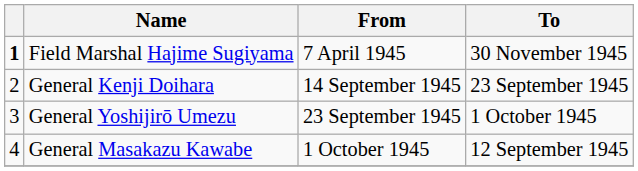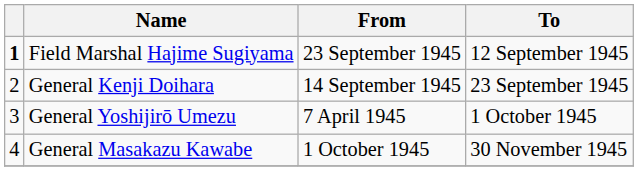(354, 52) 7 April 1945 -> (382, 52) 23 September 1945
(549, 52) 30 November 1945 -> (549, 52) 12 September 1945
(382, 117) 23 September 1945 -> (354, 117) 7 April 1945
(549, 149) 12 September 1945 -> (549, 149) 30 November 1945
